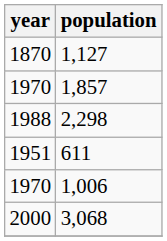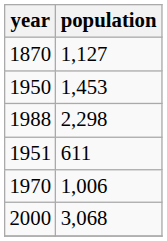+ row: (84, 86)
- row: (84, 86)
